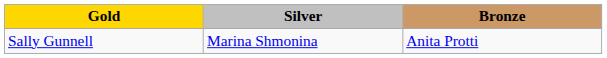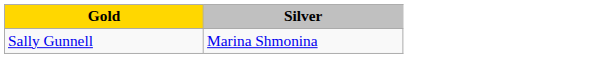- column: (502, 16)
